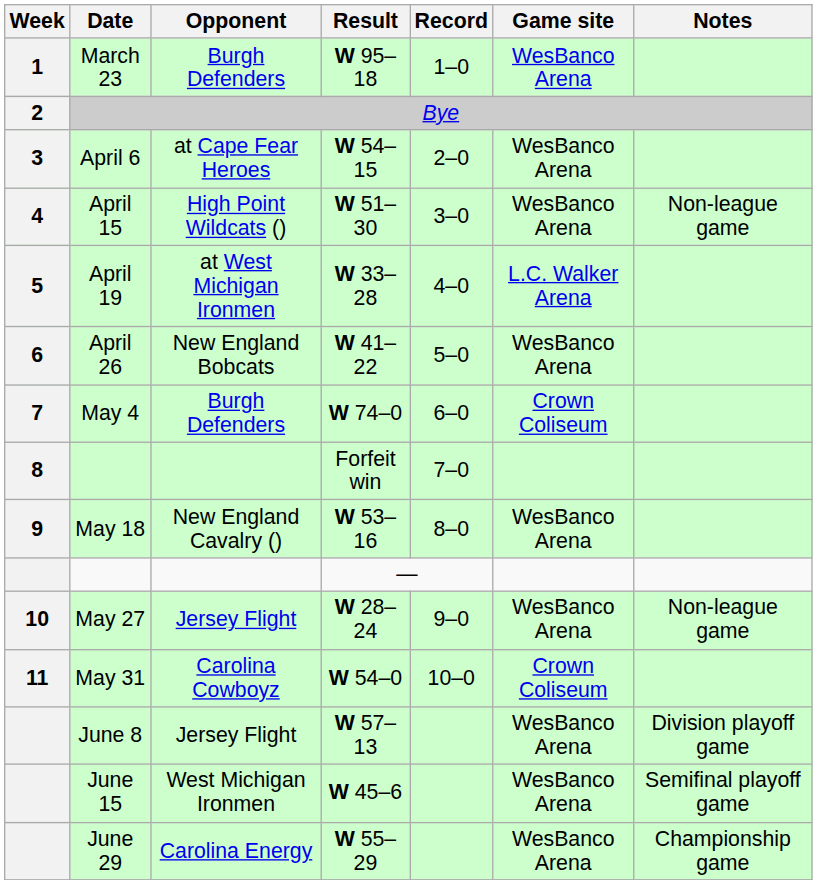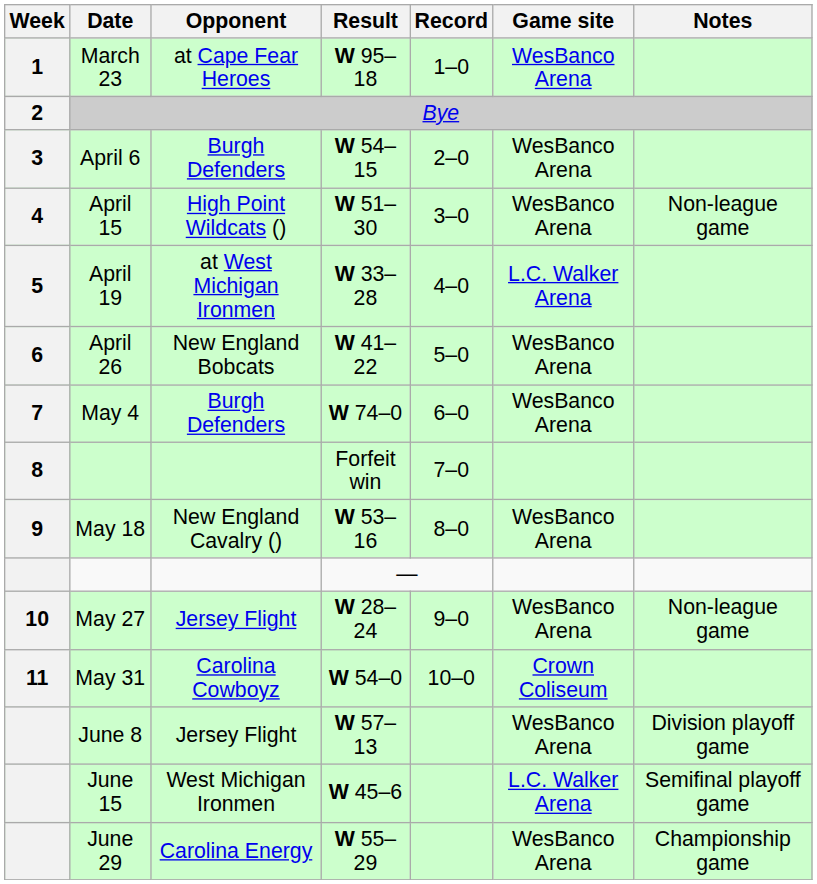(236, 67) Burgh Defenders -> (236, 67) at Cape Fear Heroes
(236, 158) at Cape Fear Heroes -> (236, 158) Burgh Defenders
(563, 413) Crown Coliseum -> (563, 413) WesBanco Arena
(563, 793) WesBanco Arena -> (563, 793) L.C. Walker Arena
